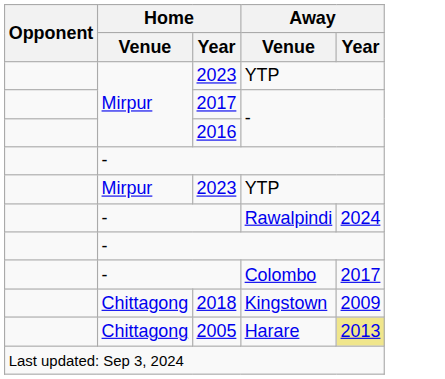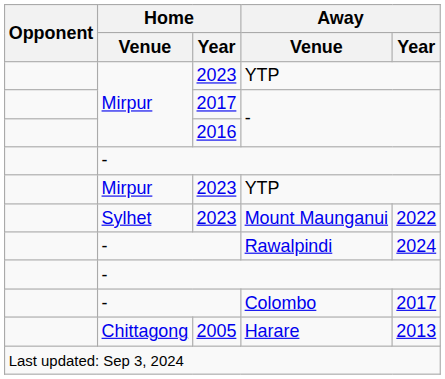+ row: (216, 217)
- row: (216, 302)
(360, 331) khaki background -> (416, 331) no background
